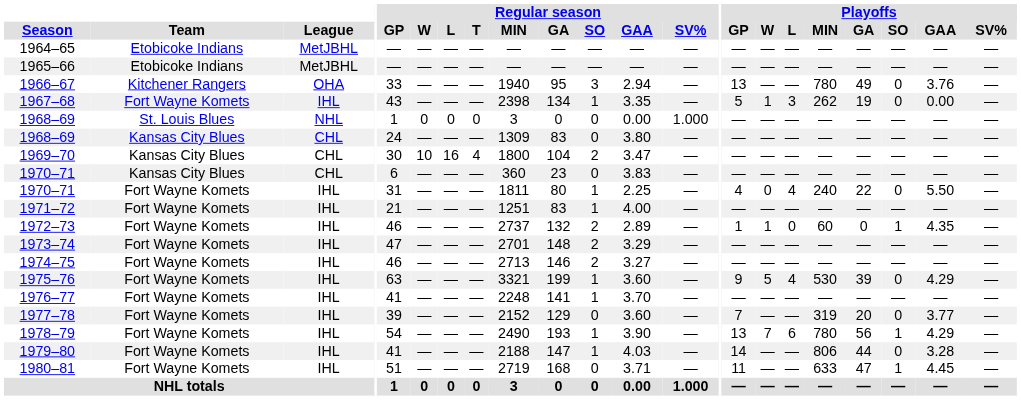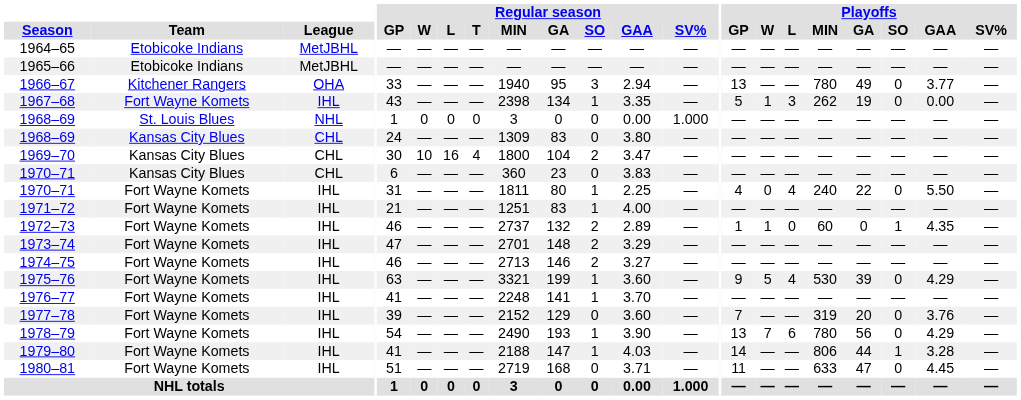(940, 84) 3.76 -> (940, 84) 3.77
(940, 315) 3.77 -> (940, 315) 3.76
(898, 333) 1 -> (898, 333) 0
(898, 351) 0 -> (898, 351) 1
(898, 368) 1 -> (898, 368) 0
